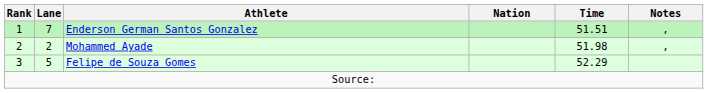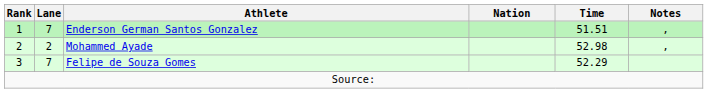(592, 46) 51.98 -> (592, 46) 52.98
(49, 63) 5 -> (49, 63) 7
